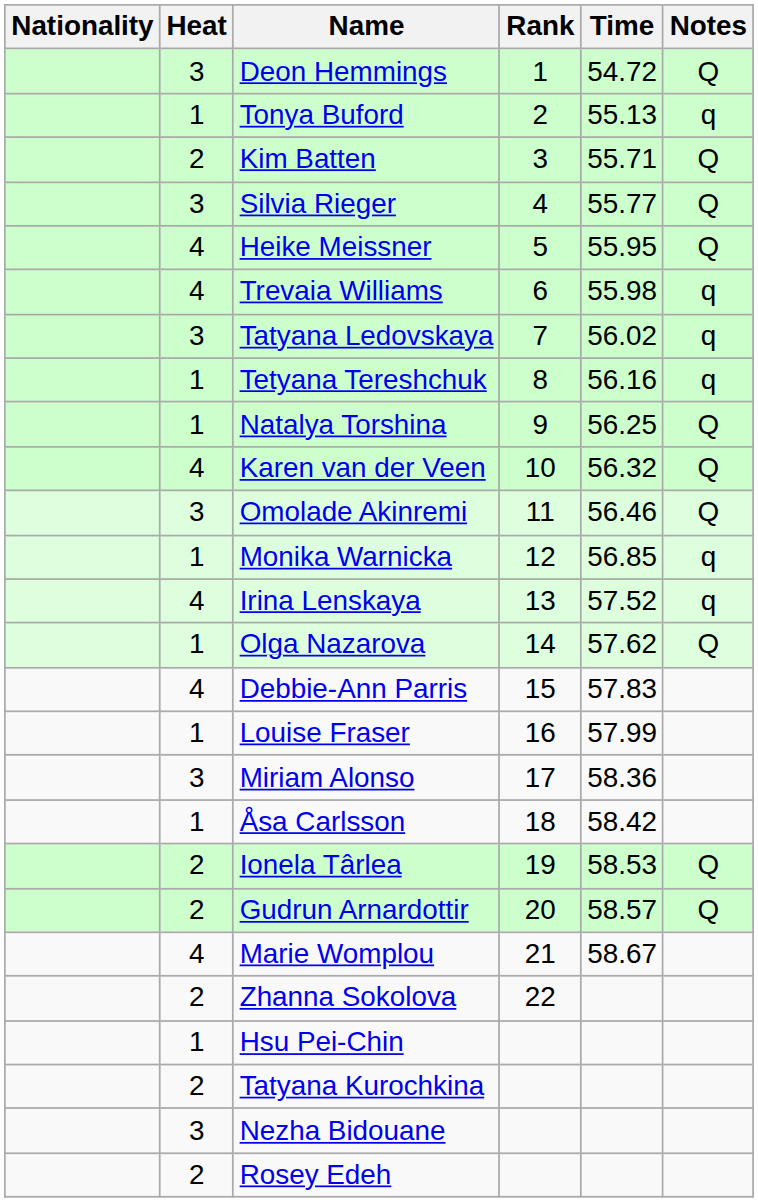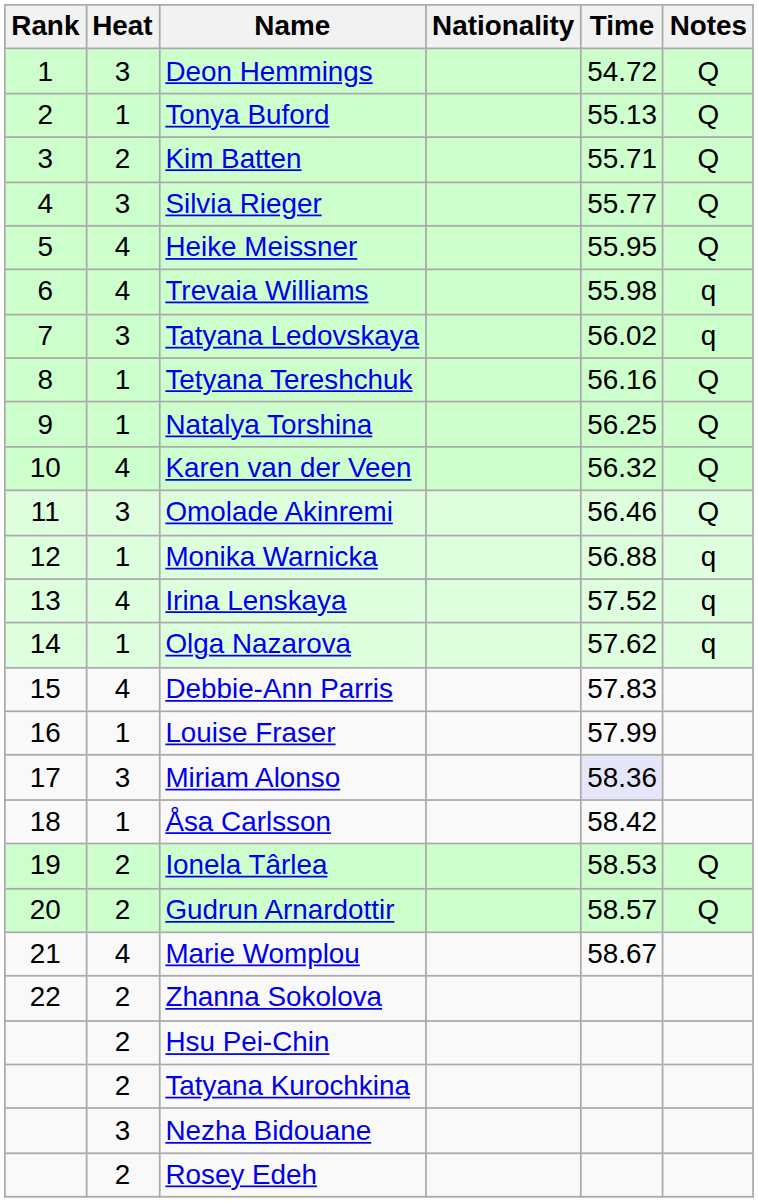columns swapped: (540, 26) <-> (82, 26)
(708, 114) q -> (708, 114) Q
(708, 379) q -> (708, 379) Q
(622, 556) 56.85 -> (622, 556) 56.88
(708, 644) Q -> (708, 644) q
(622, 777) no background -> (622, 777) lavender background
(197, 1042) 1 -> (122, 1042) 2
